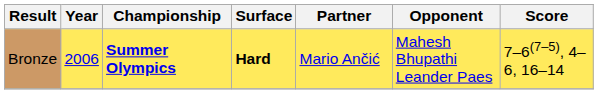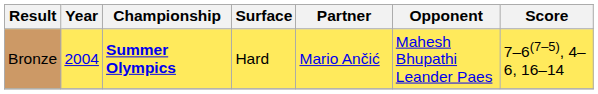(82, 58) 2006 -> (82, 58) 2004
(253, 58) bold -> (252, 58) normal
